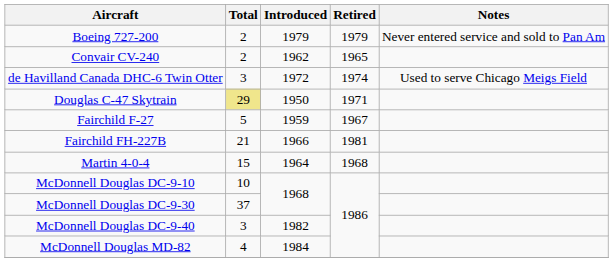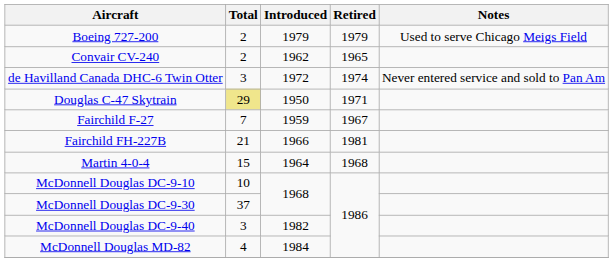(493, 36) Never entered service and sold to Pan Am -> (493, 36) Used to serve Chicago Meigs Field
(493, 78) Used to serve Chicago Meigs Field -> (493, 78) Never entered service and sold to Pan Am
(243, 120) 5 -> (243, 120) 7
